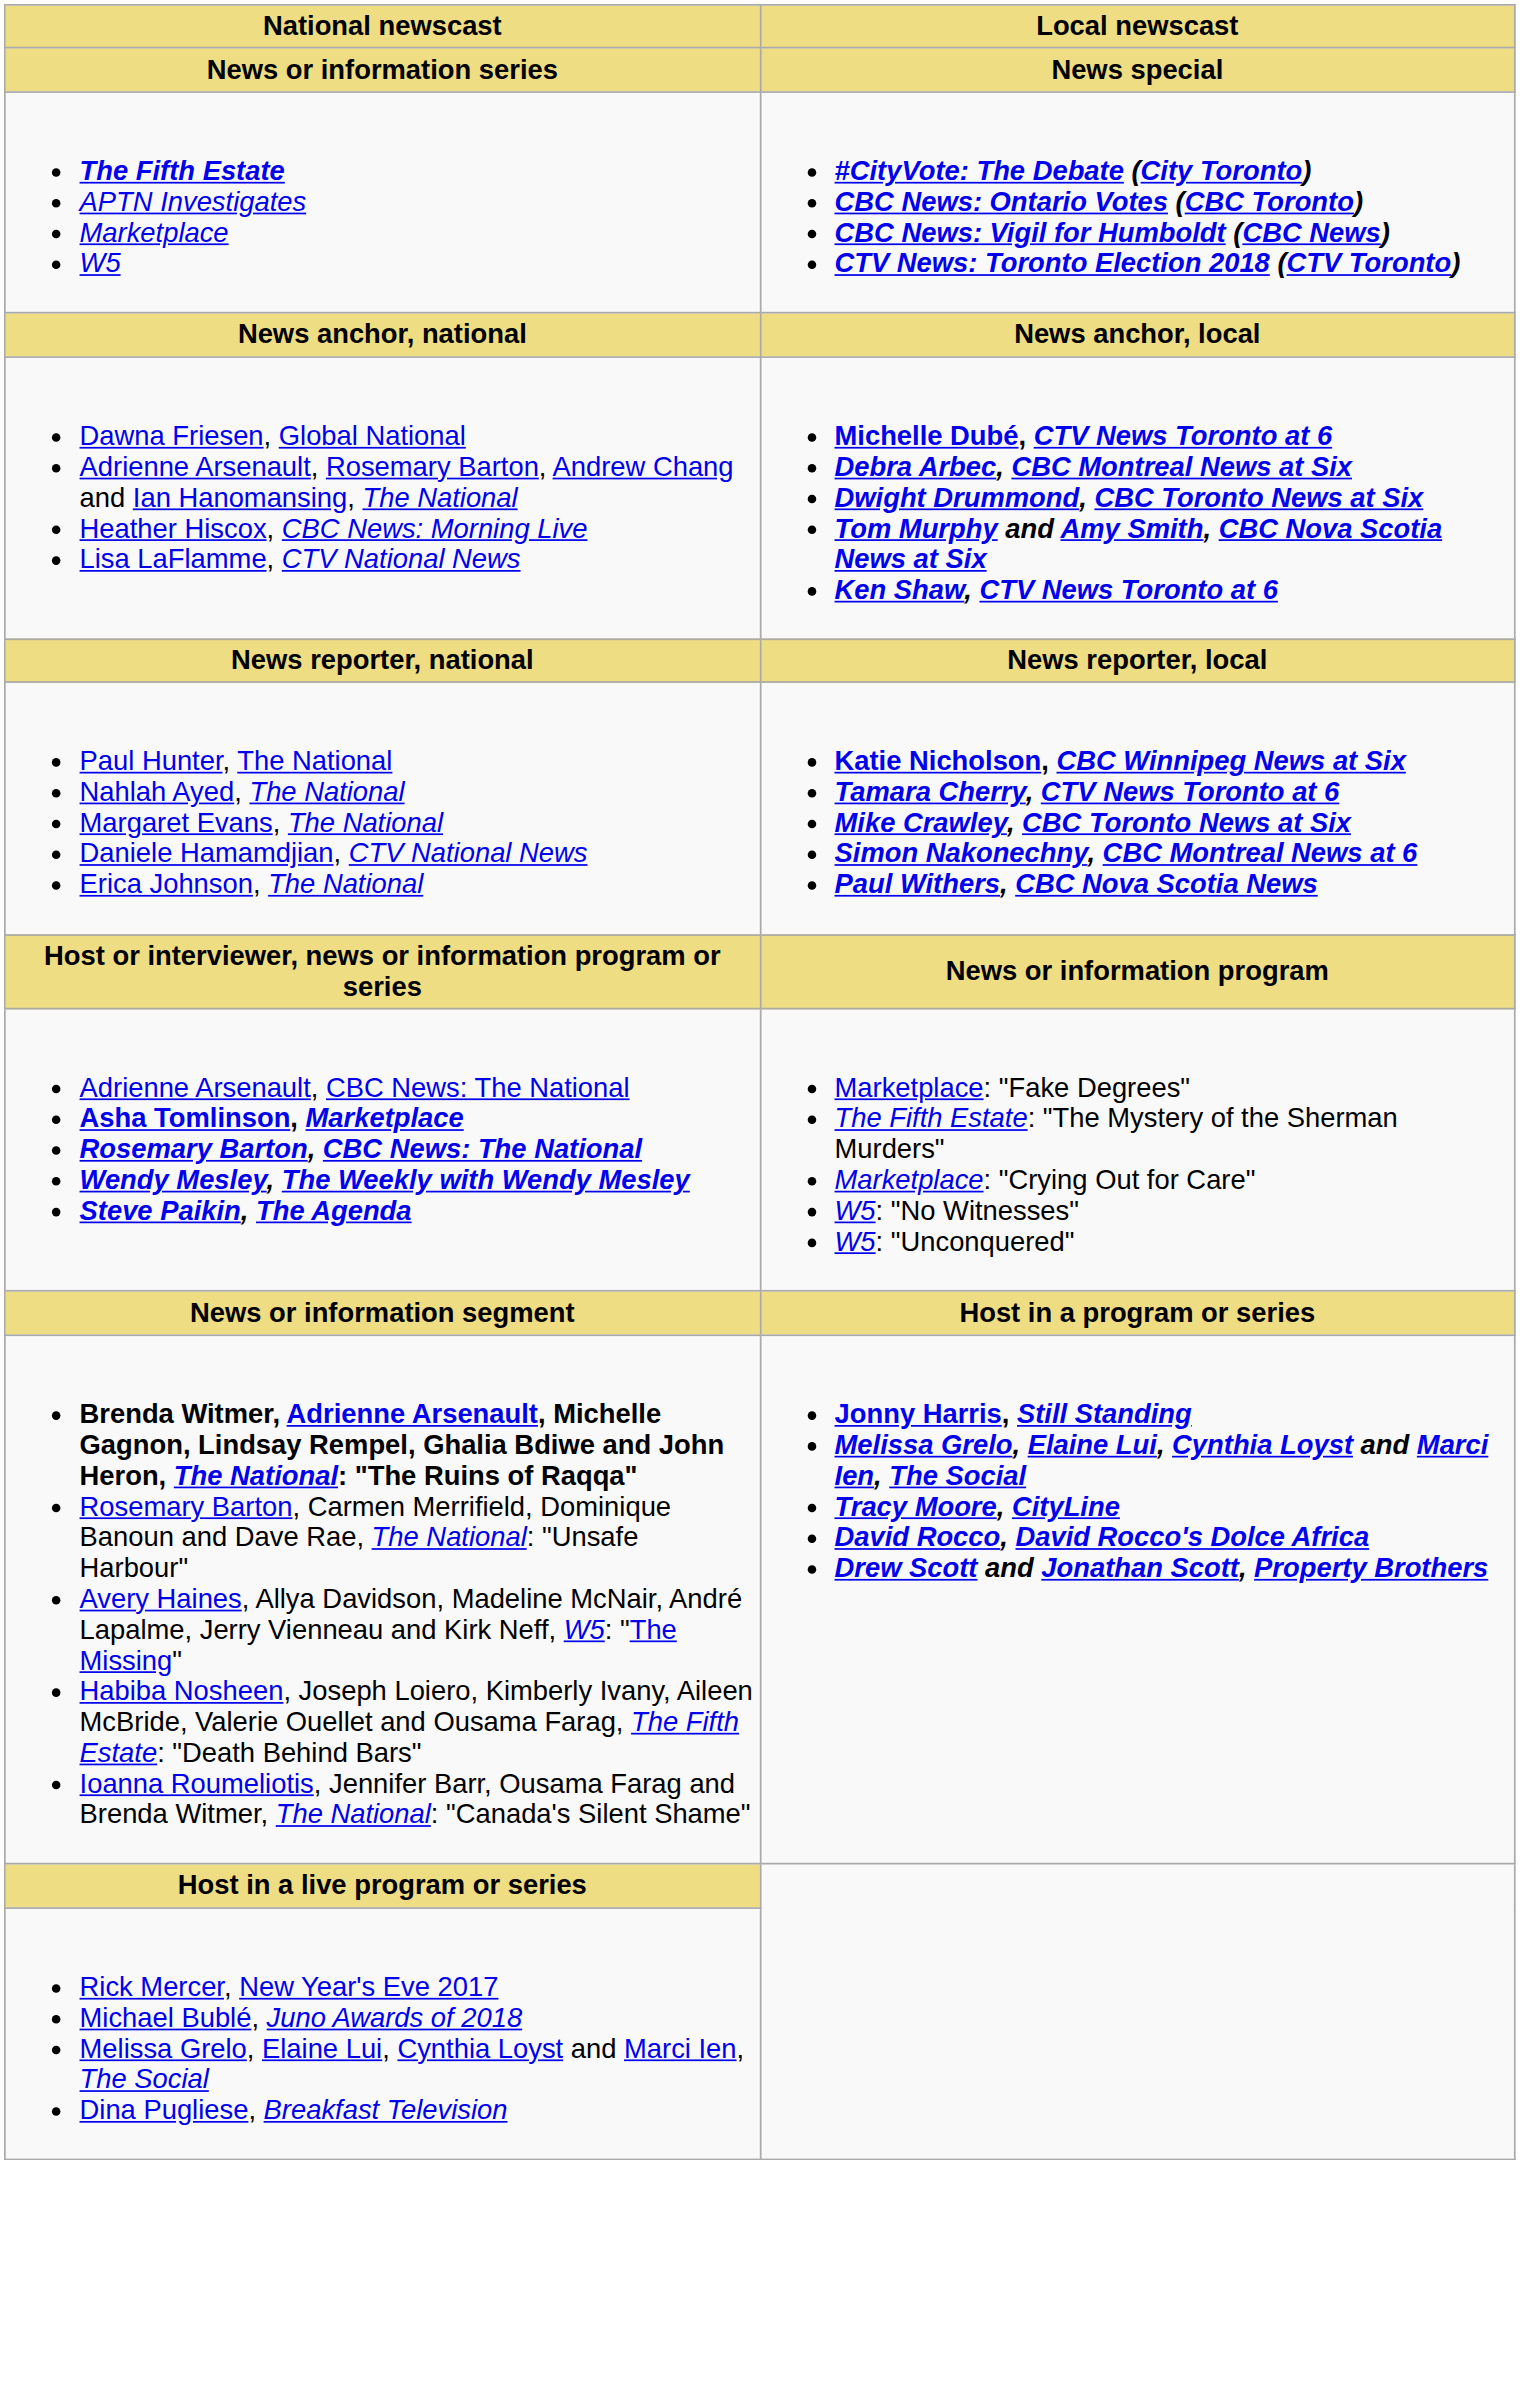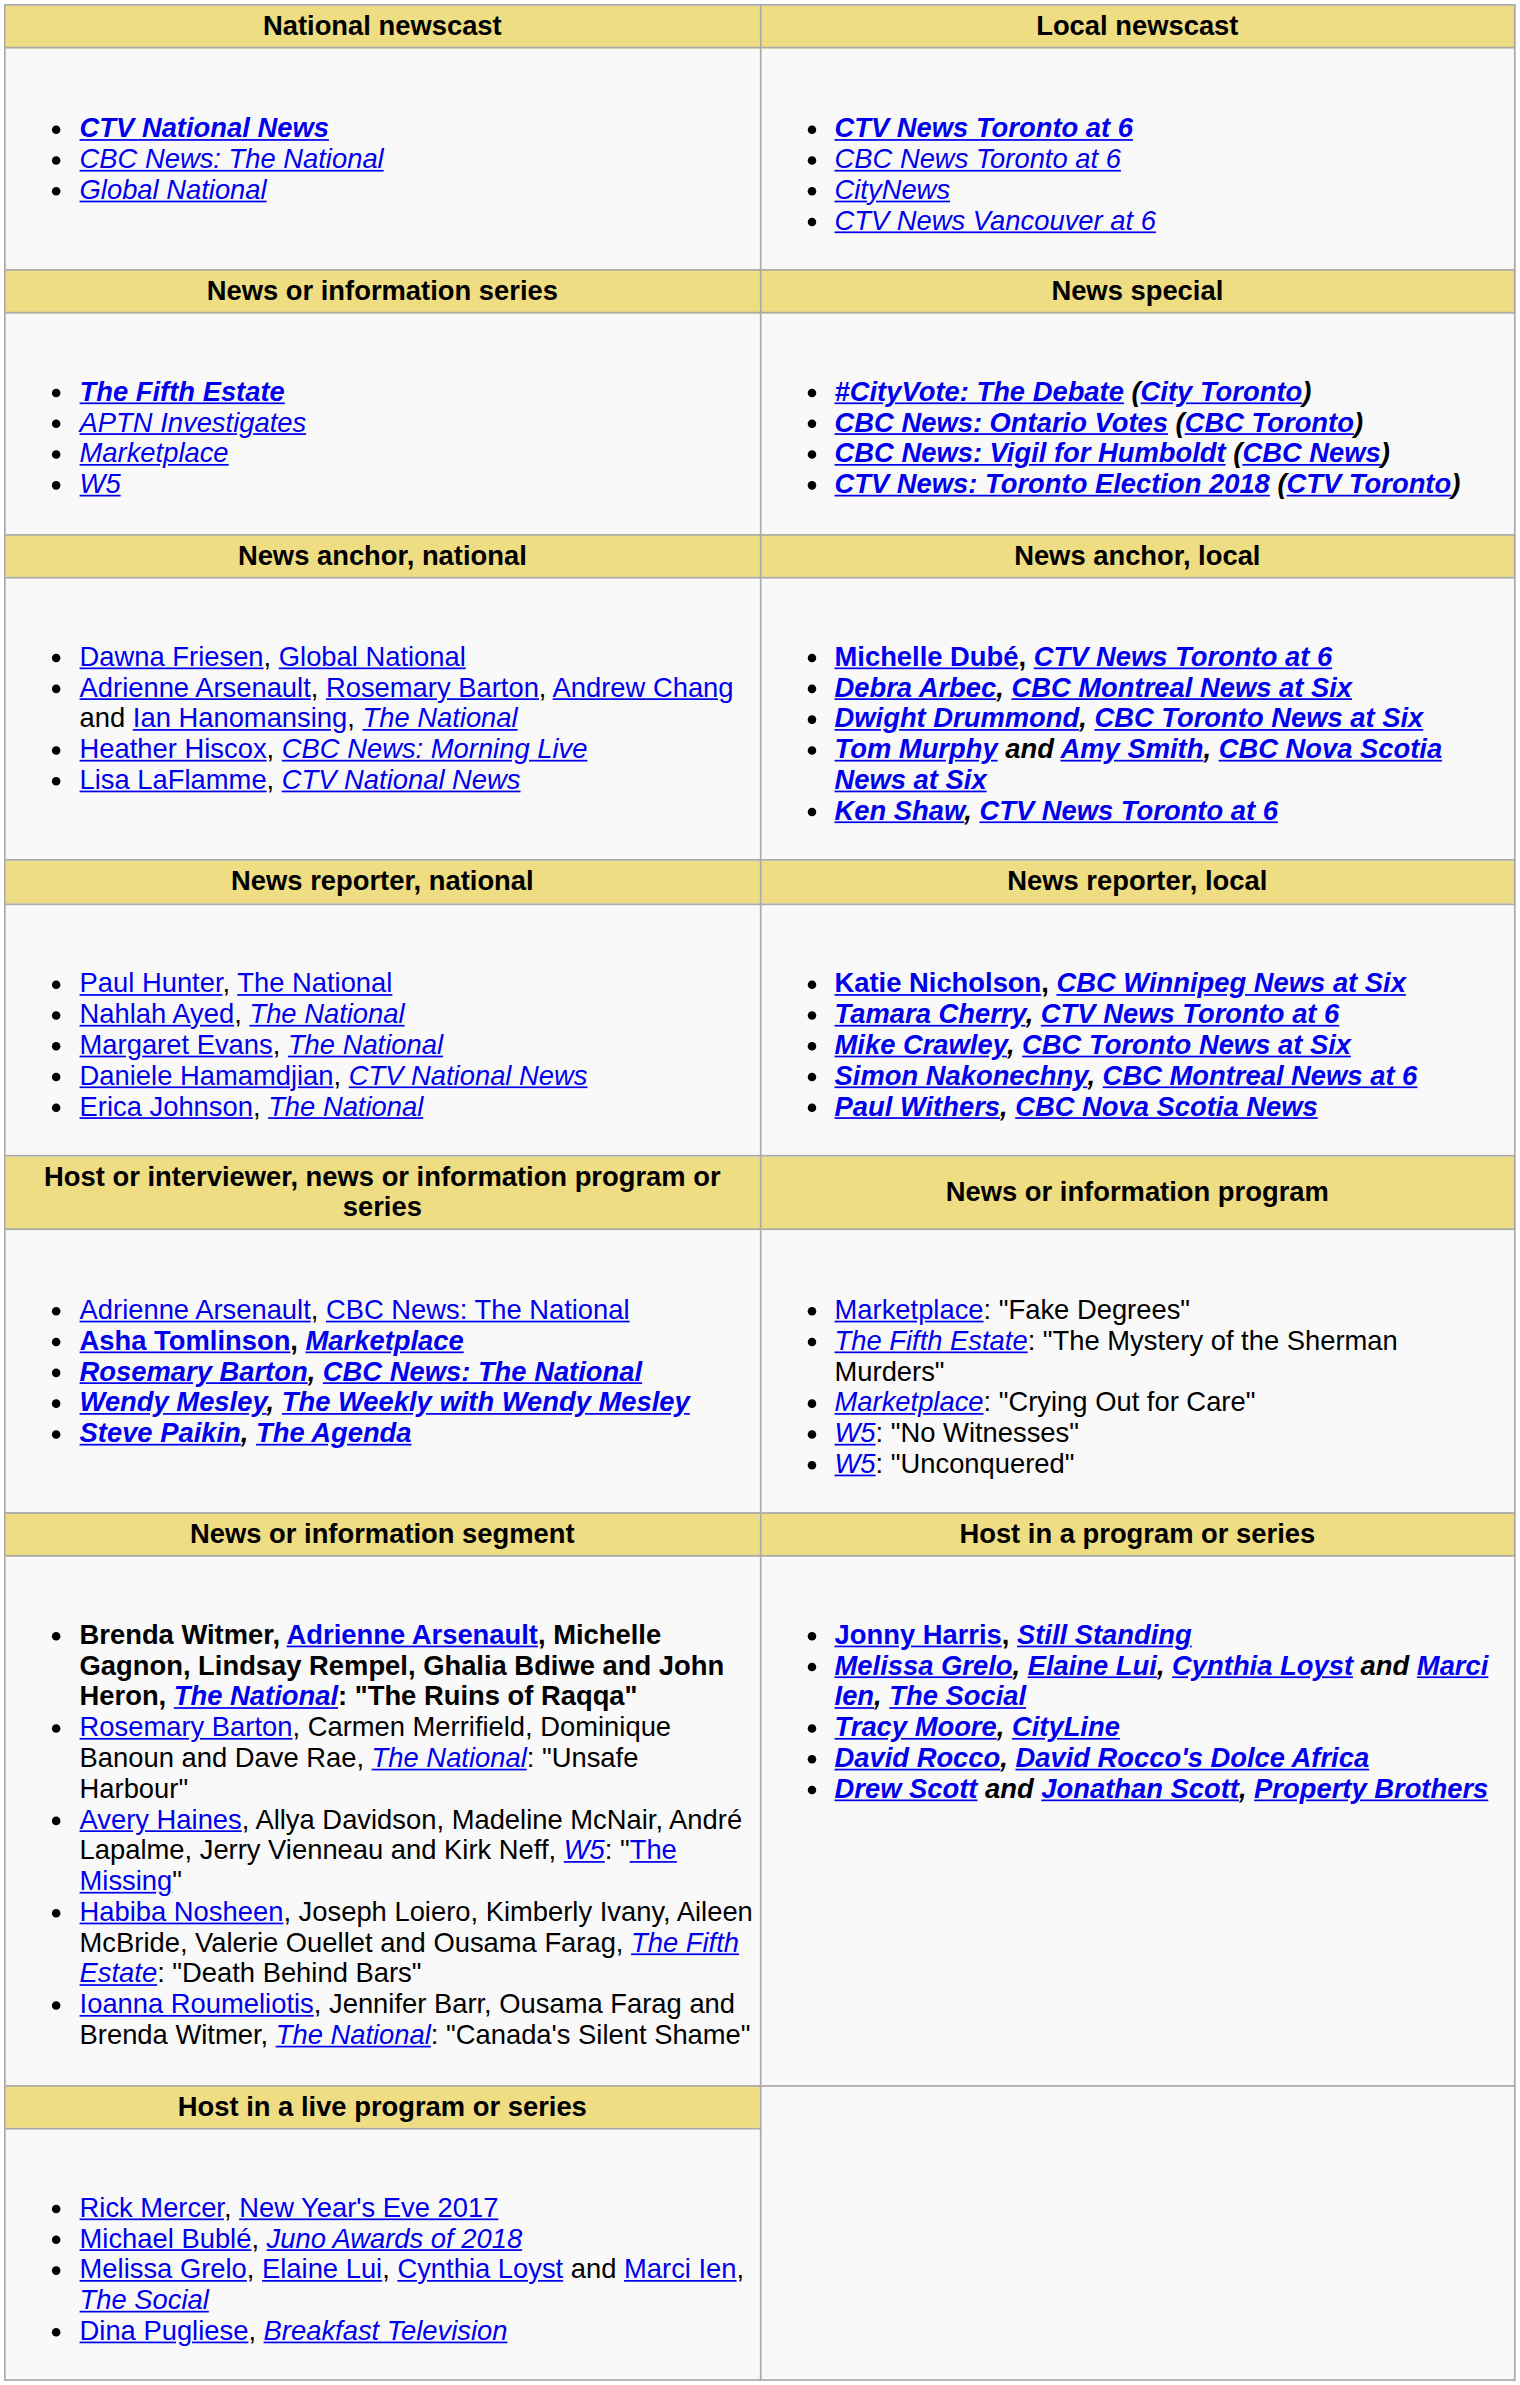+ row: (382, 159)
